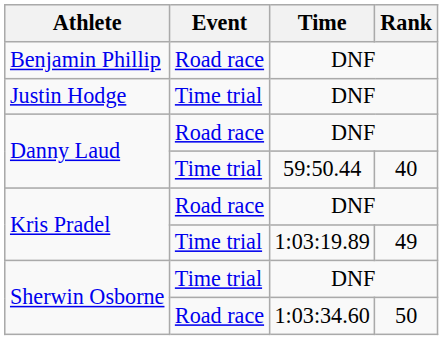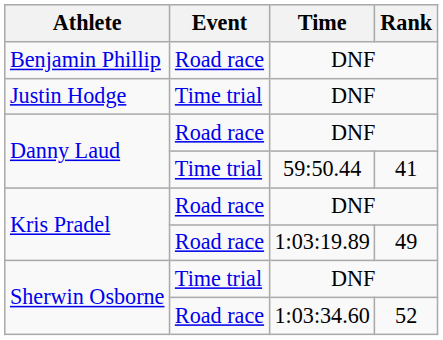(406, 169) 40 -> (406, 169) 41
(218, 242) Time trial -> (219, 242) Road race
(406, 315) 50 -> (406, 315) 52
